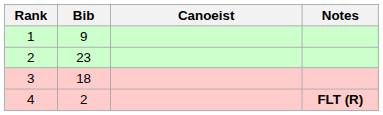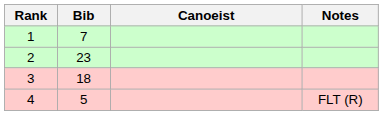(84, 37) 9 -> (84, 37) 7
(84, 100) 2 -> (84, 100) 5
(340, 100) bold -> (340, 100) normal
